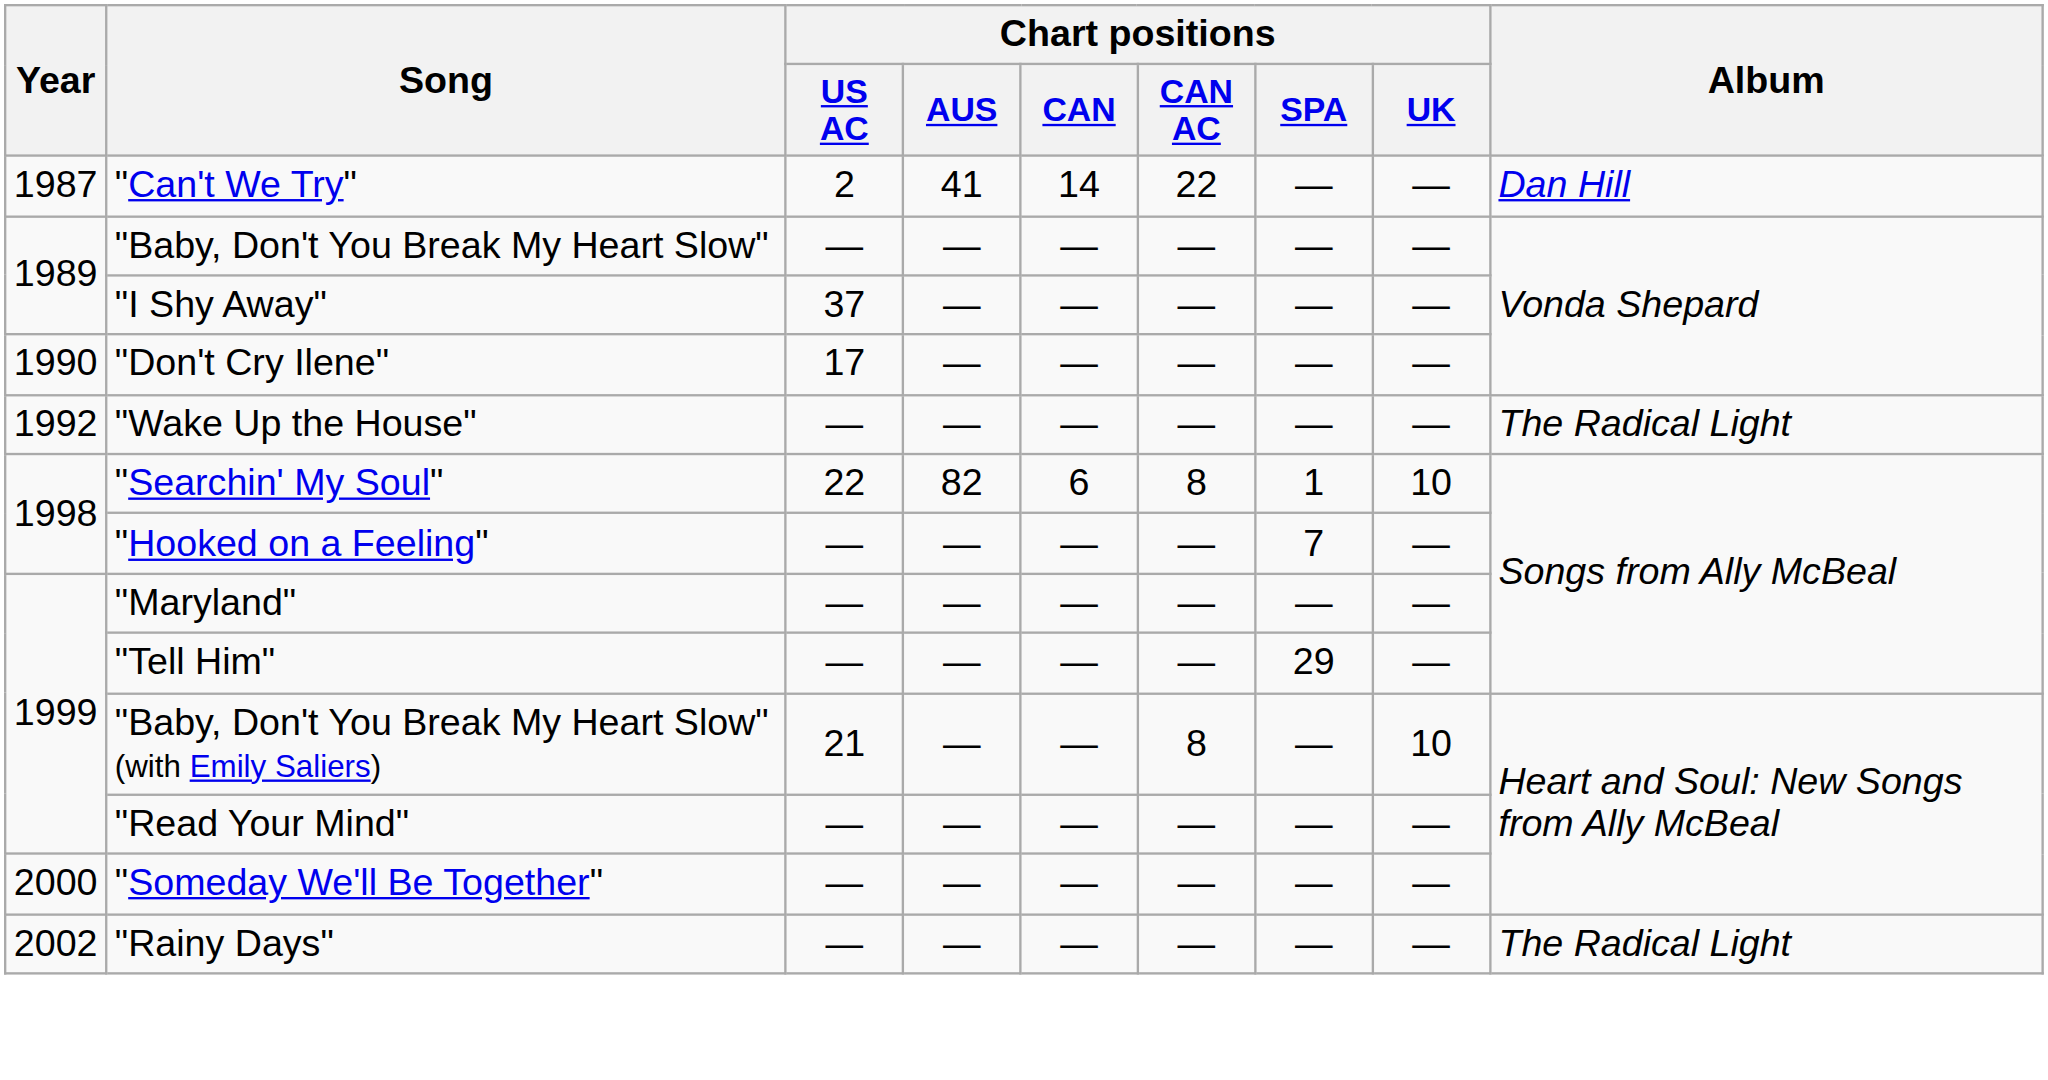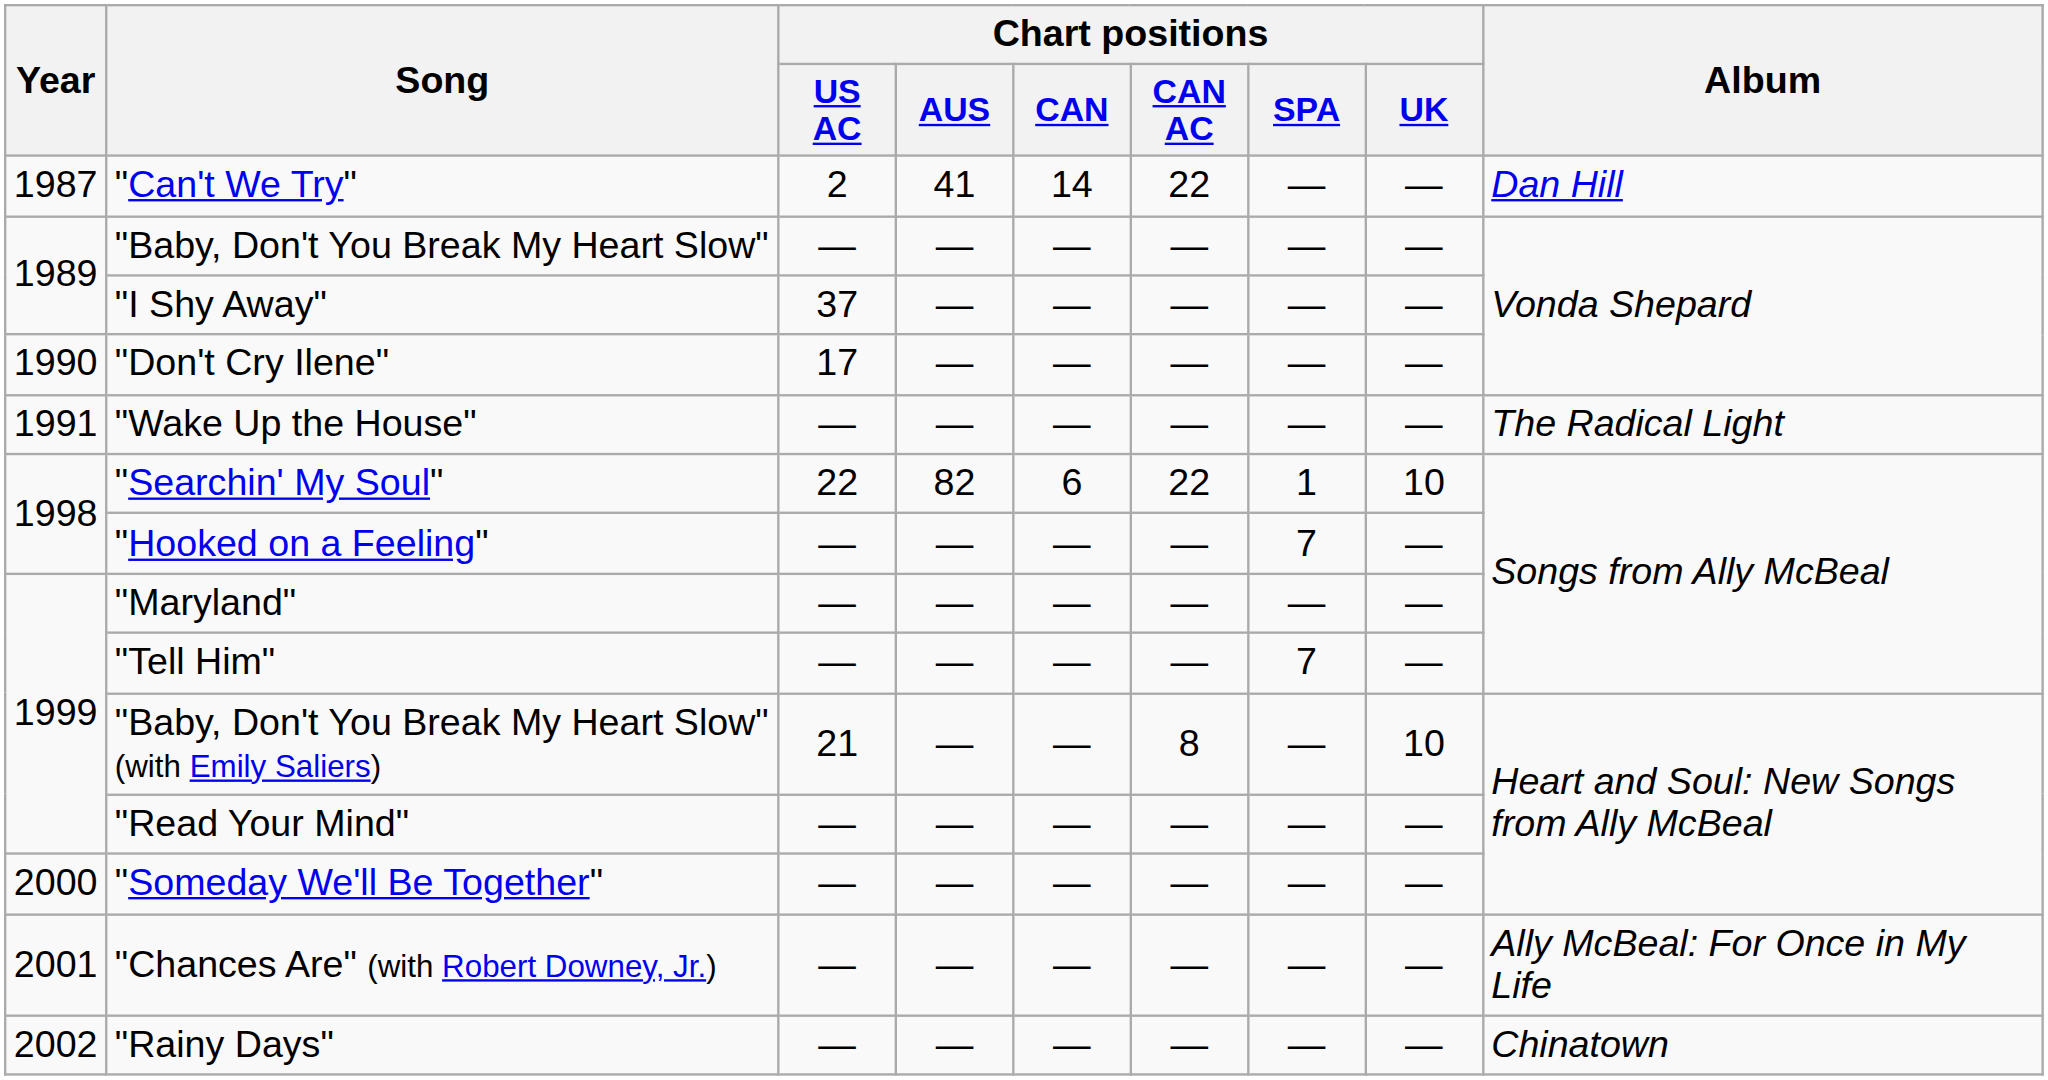(56, 423) 1992 -> (56, 423) 1991
(1196, 483) 8 -> (1189, 483) 22
(1314, 662) 29 -> (1307, 662) 7
+ row: (416, 964)
(1645, 942) The Radical Light -> (1580, 1044) Chinatown
